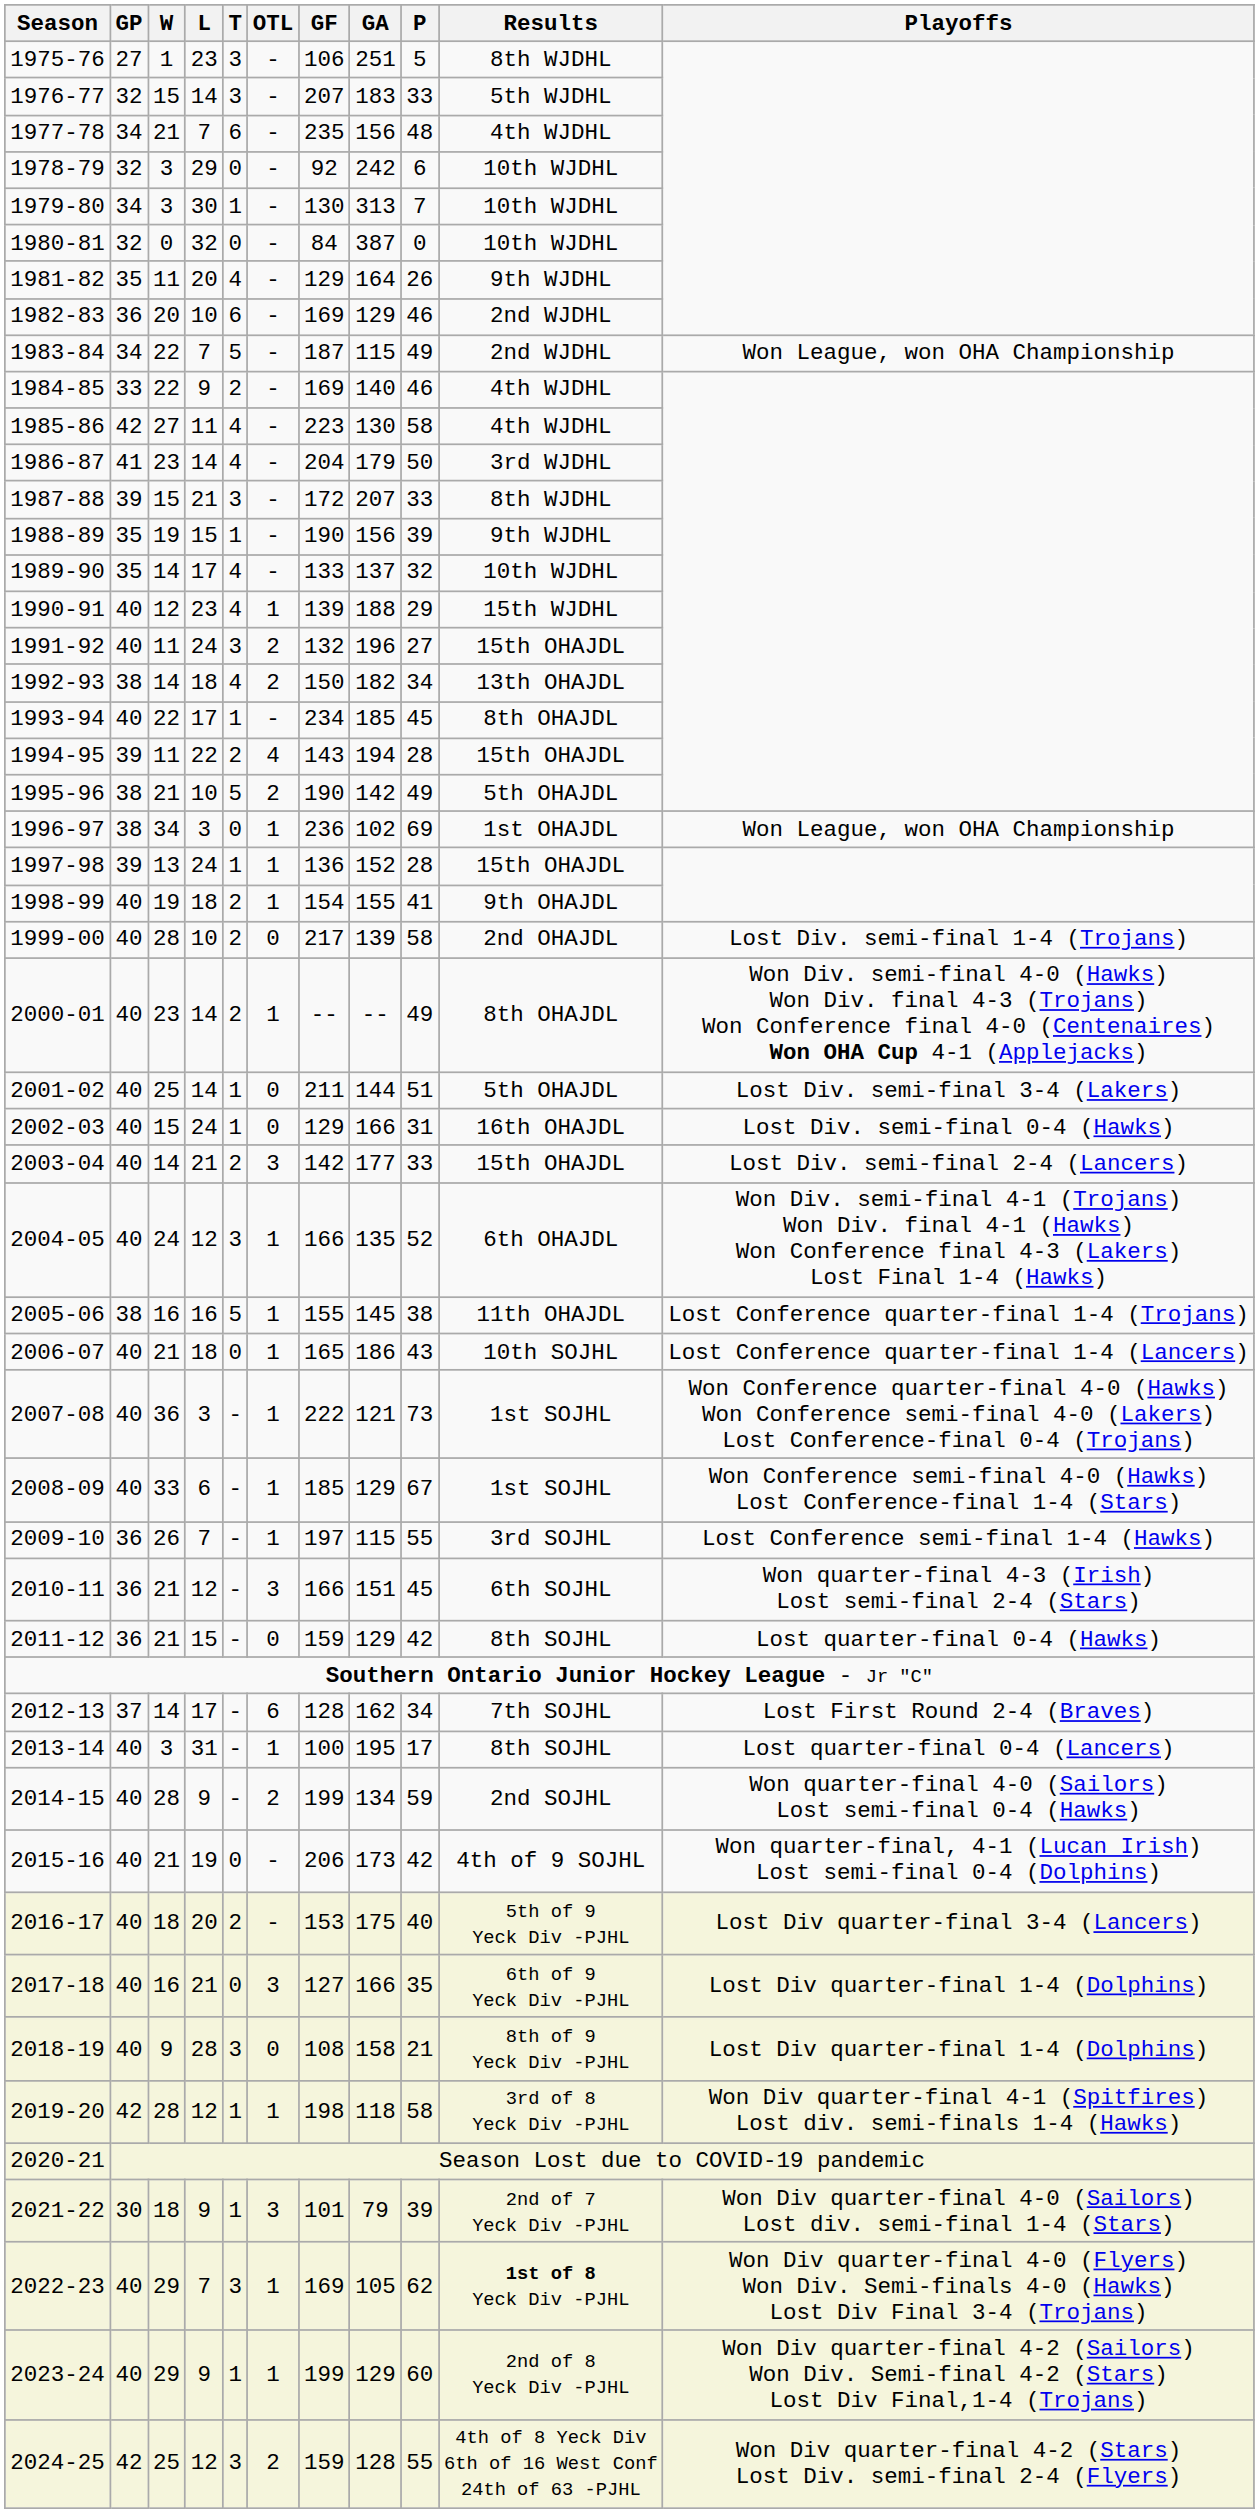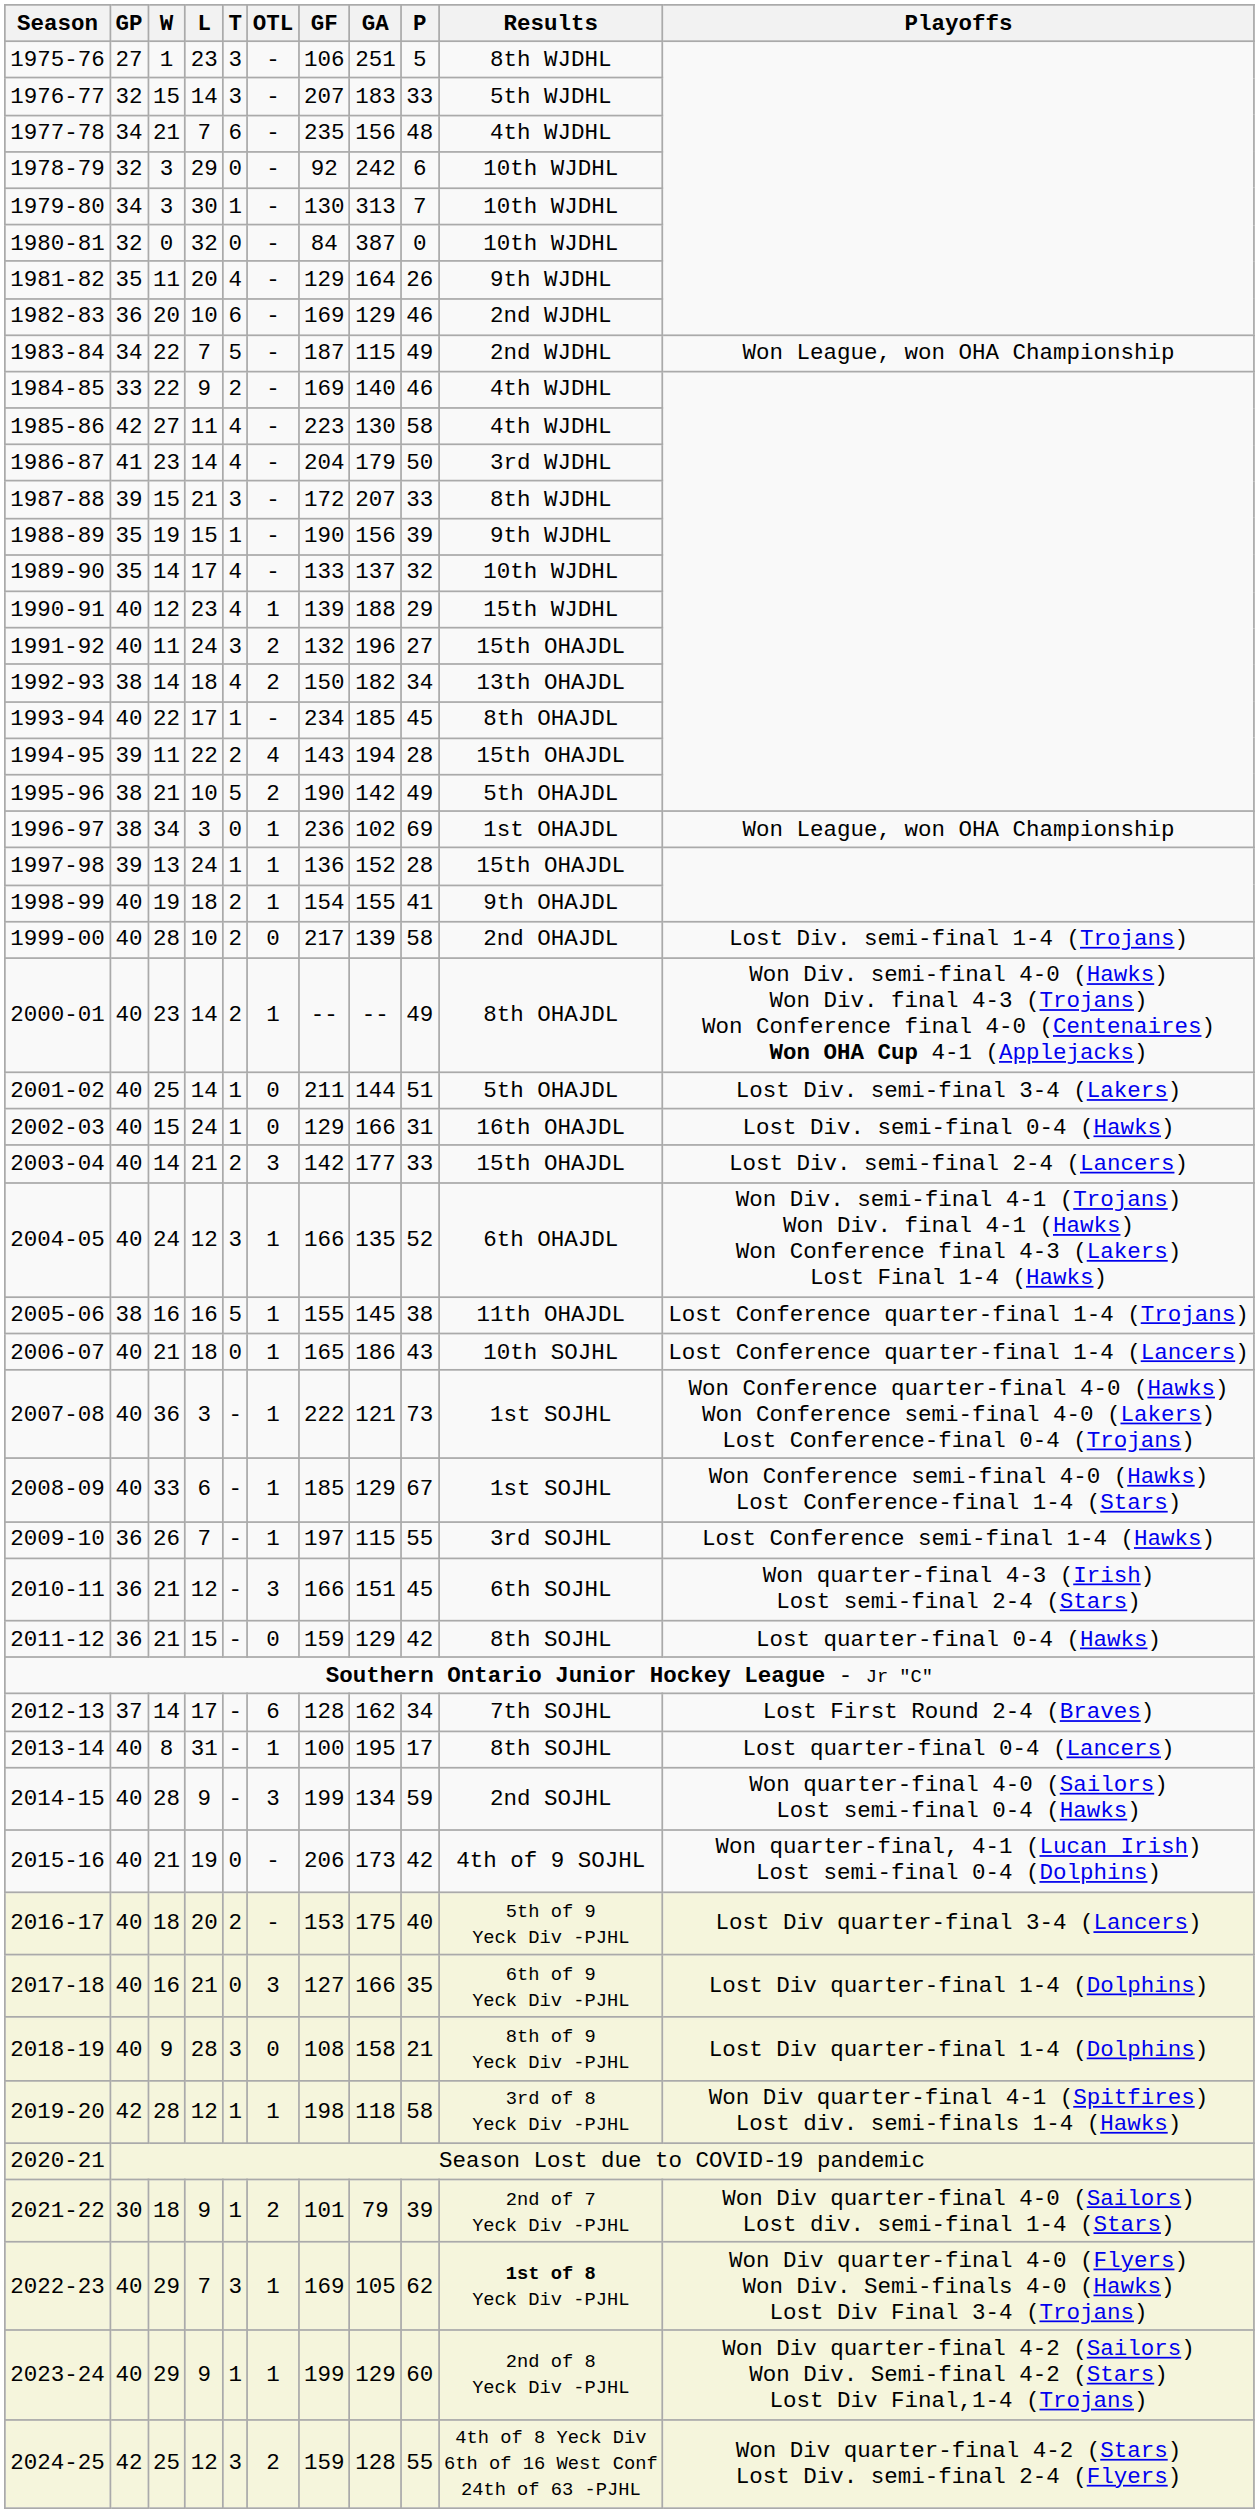(167, 1749) 3 -> (167, 1749) 8
(273, 1798) 2 -> (273, 1798) 3
(273, 2211) 3 -> (273, 2211) 2
